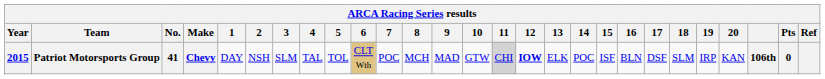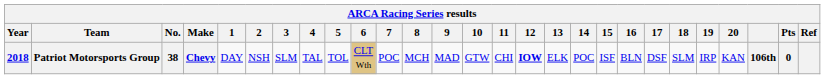(18, 58) 2015 -> (18, 58) 2018
(173, 58) 41 -> (173, 58) 38
(504, 58) lightgrey background -> (504, 58) no background
